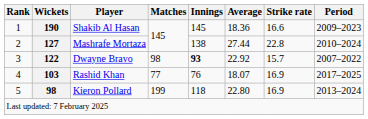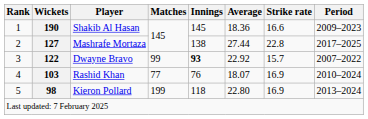(339, 43) 2010–2024 -> (339, 43) 2017–2025
(155, 59) 98 -> (155, 59) 99
(339, 75) 2017–2025 -> (339, 75) 2010–2024
